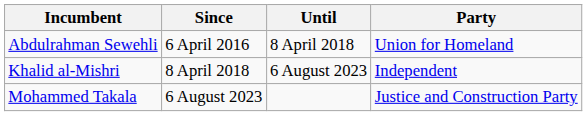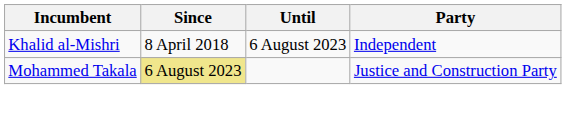- row: (83, 44)
(214, 96) no background -> (193, 70) khaki background
